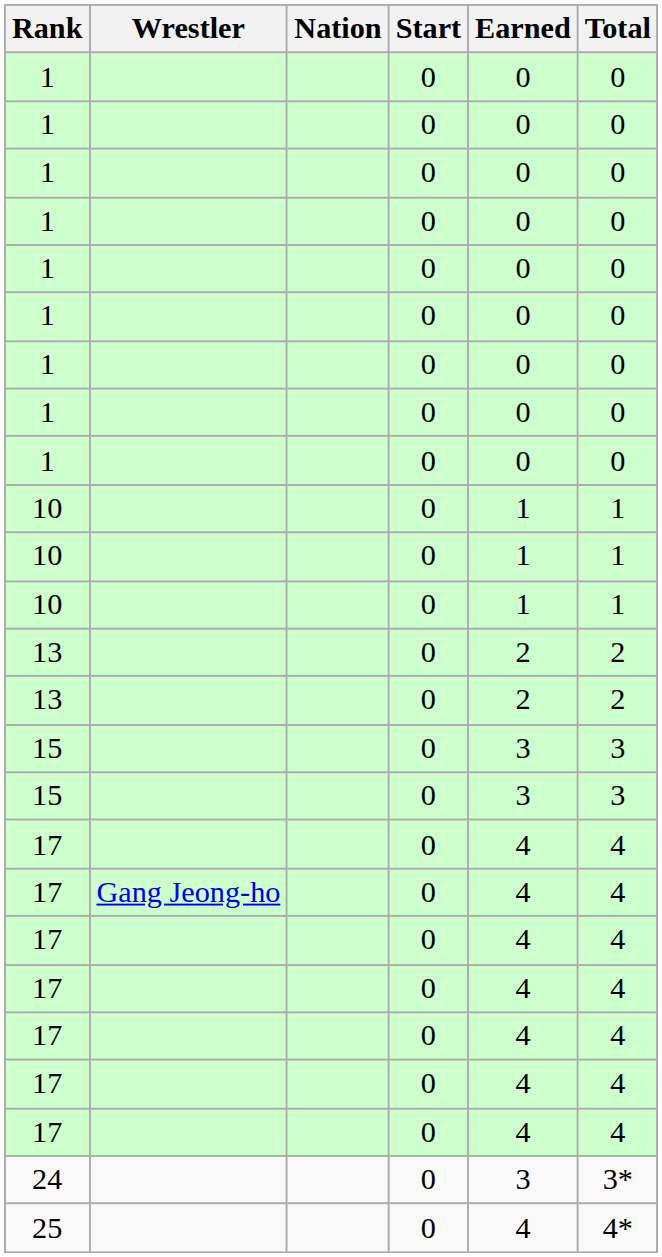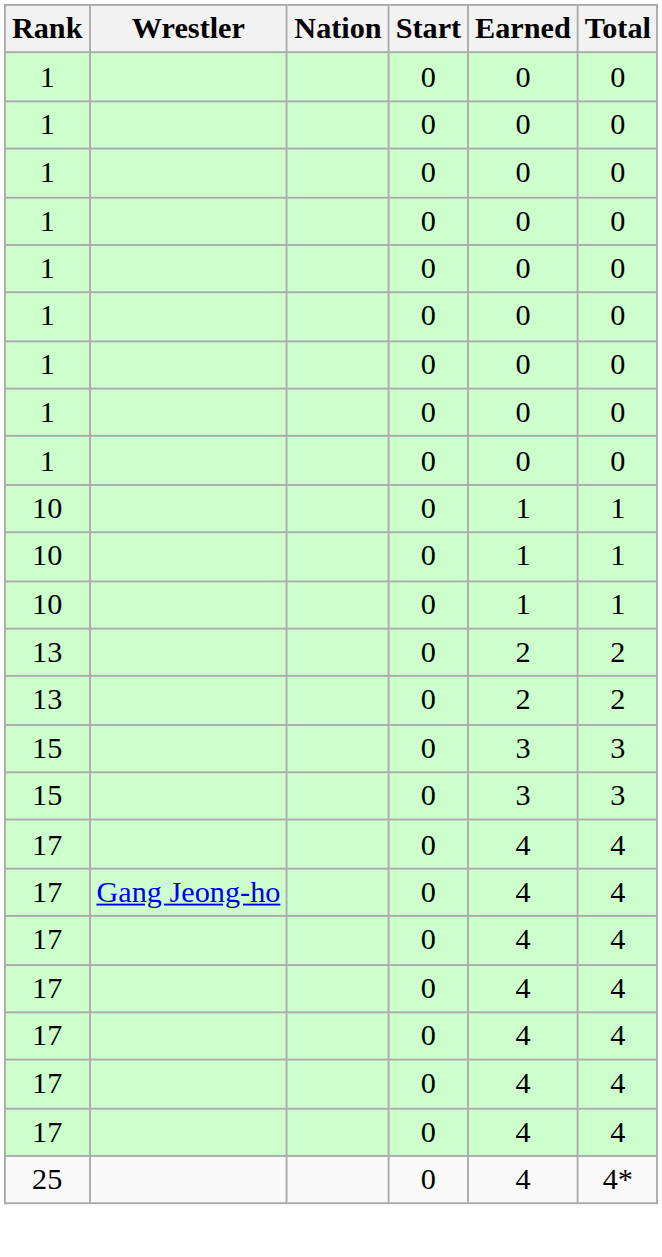- row: (47, 1179)
